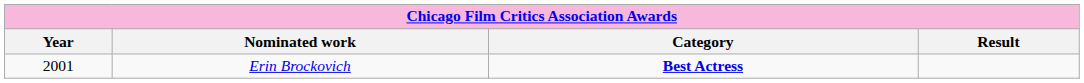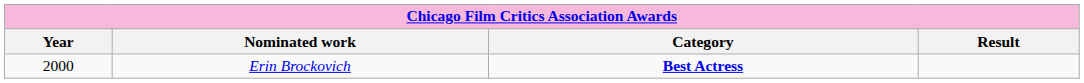(58, 66) 2001 -> (58, 66) 2000
